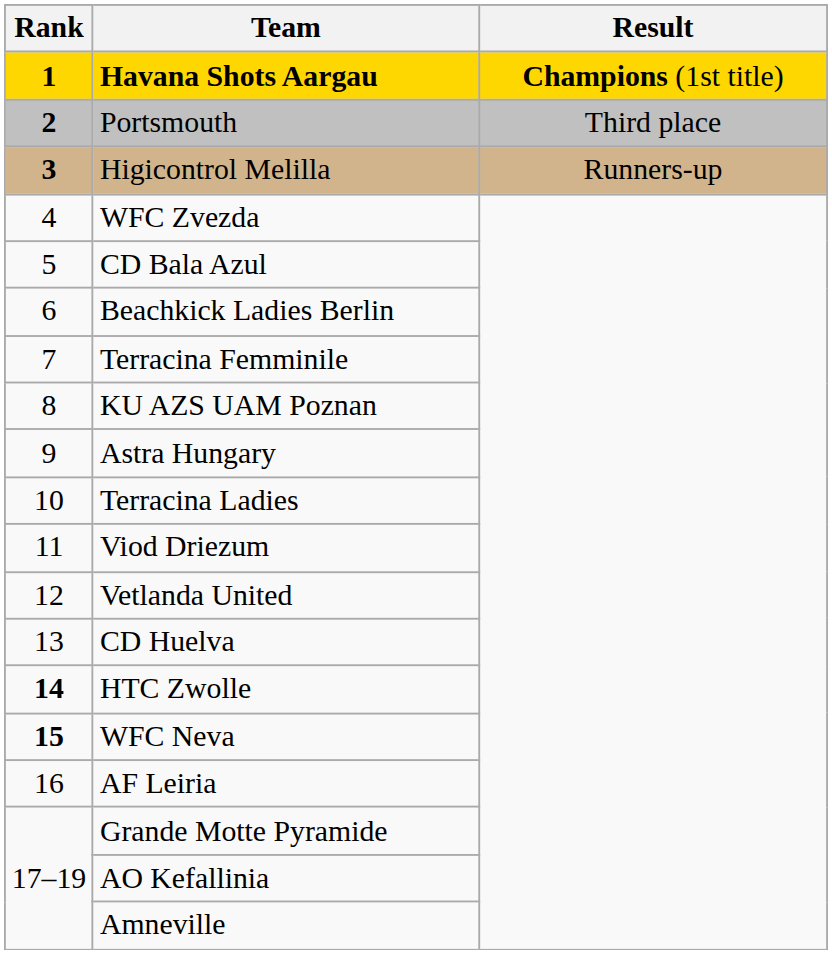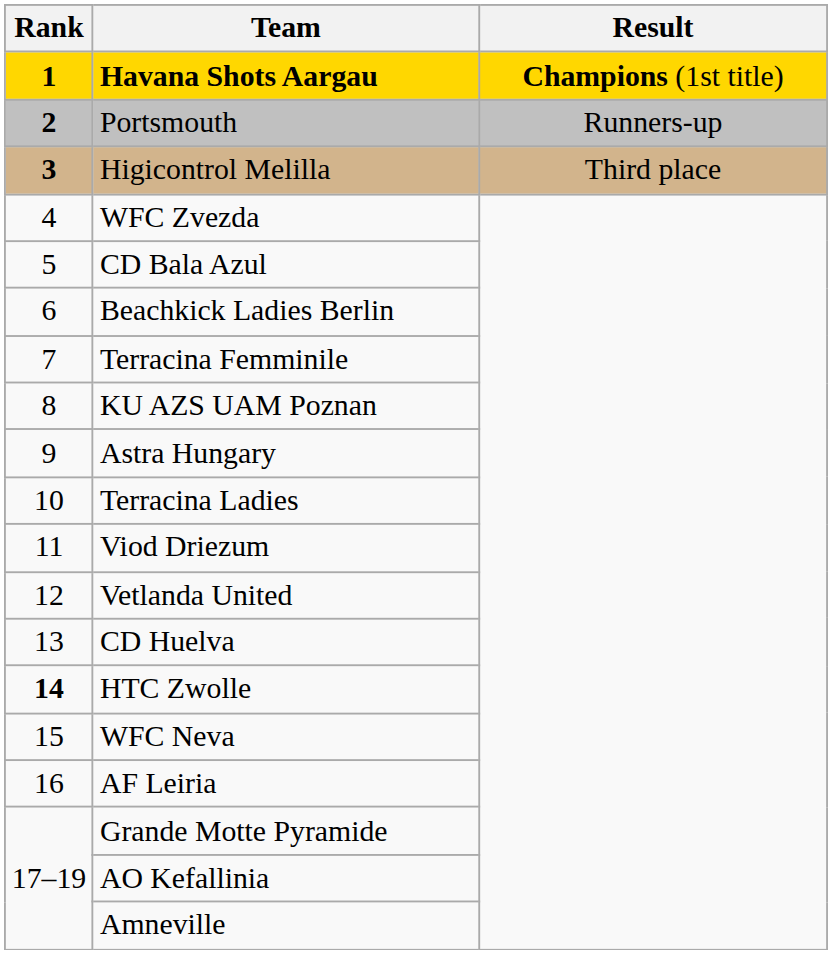(653, 122) Third place -> (653, 122) Runners-up
(653, 169) Runners-up -> (653, 169) Third place
(49, 736) bold -> (49, 736) normal
